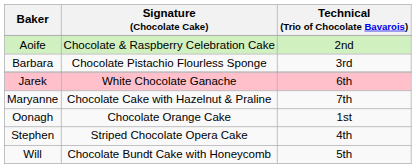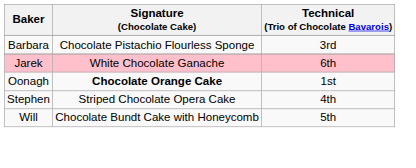- row: (33, 44)
- row: (33, 99)
(169, 117) normal -> (157, 81) bold
